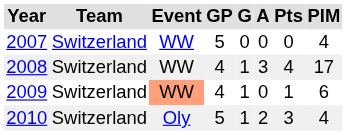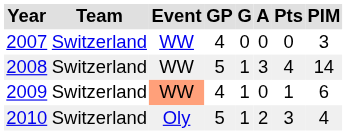(220, 41) 5 -> (220, 41) 4
(324, 41) 4 -> (324, 41) 3
(220, 67) 4 -> (220, 67) 5
(324, 67) 17 -> (324, 67) 14
